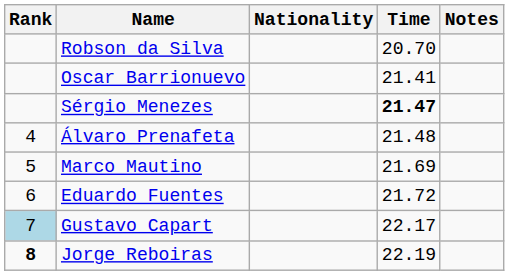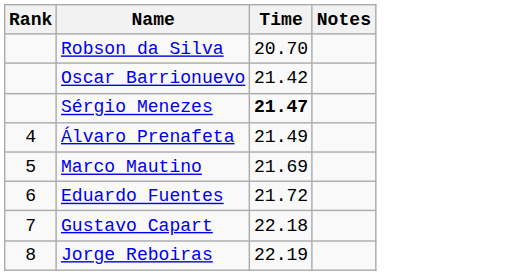- column: (314, 19)
(409, 78) 21.41 -> (281, 78) 21.42
(409, 137) 21.48 -> (281, 137) 21.49
(31, 226) lightblue background -> (31, 226) no background
(409, 226) 22.17 -> (281, 226) 22.18
(31, 255) bold -> (31, 255) normal
